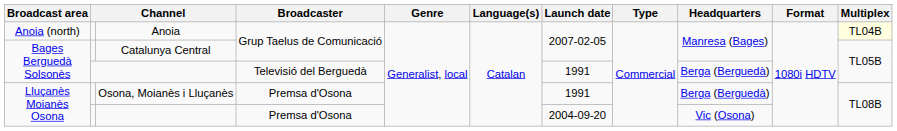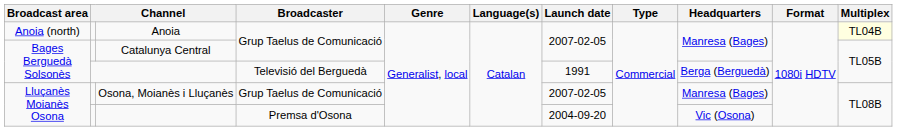(310, 93) Premsa d'Osona -> (310, 93) Grup Taelus de Comunicació
(577, 93) 1991 -> (577, 93) 2007-02-05
(725, 93) Berga (Berguedà) -> (725, 93) Manresa (Bages)
